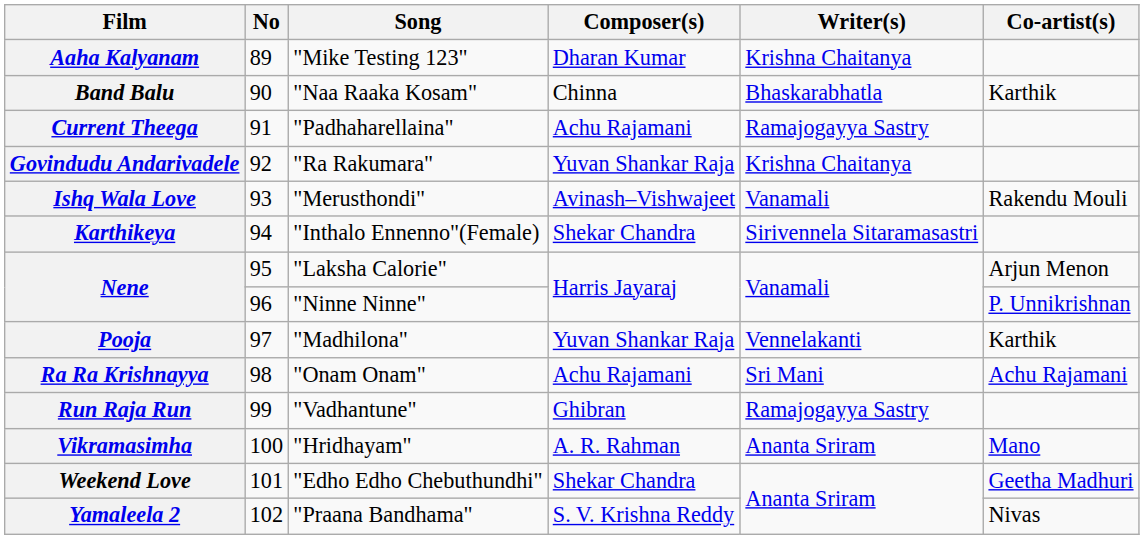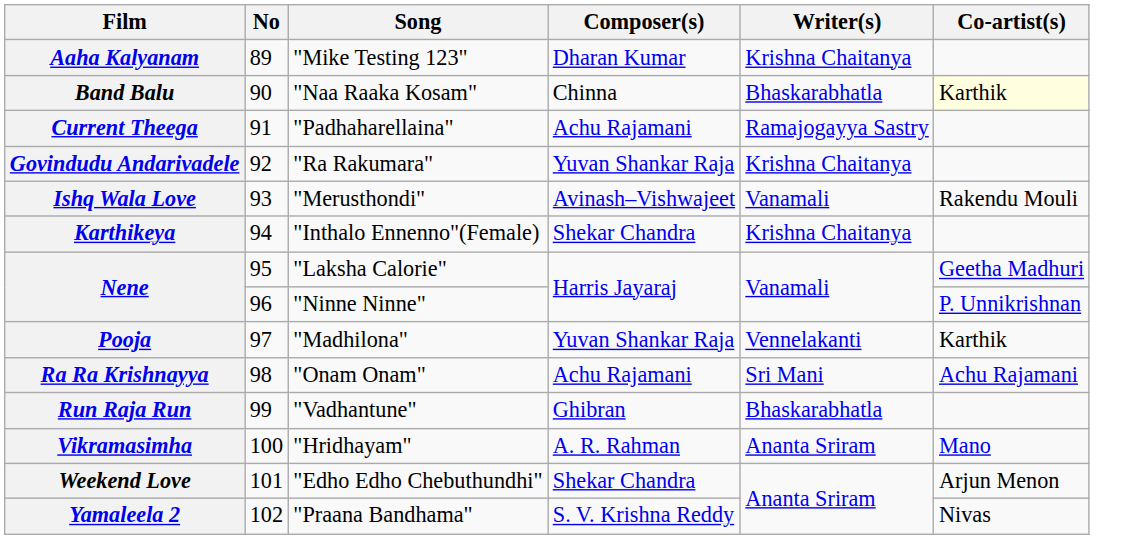(1022, 92) no background -> (973, 92) lightyellow background
(862, 233) Sirivennela Sitaramasastri -> (828, 233) Krishna Chaitanya
(1049, 269) Arjun Menon -> (1012, 269) Geetha Madhuri
(837, 410) Ramajogayya Sastry -> (814, 410) Bhaskarabhatla
(1061, 480) Geetha Madhuri -> (999, 480) Arjun Menon
